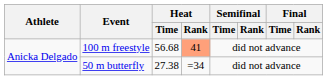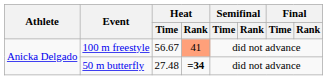(167, 48) 56.68 -> (167, 48) 56.67
(167, 66) 27.38 -> (167, 66) 27.48
(196, 66) normal -> (196, 66) bold
